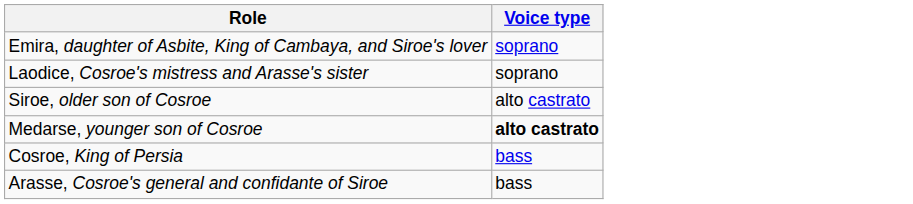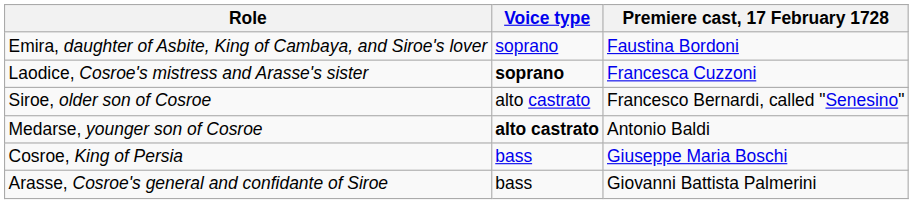+ column: (756, 18)
(527, 73) normal -> (530, 73) bold
